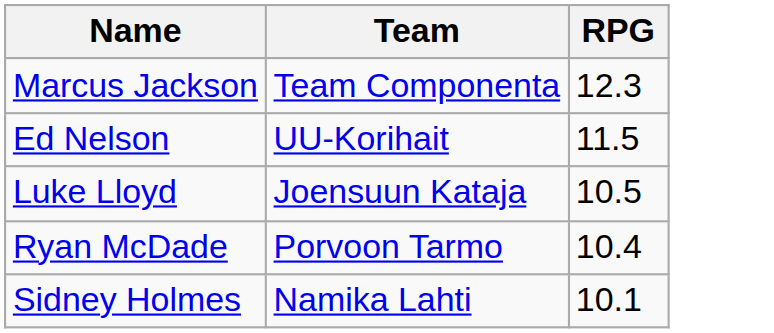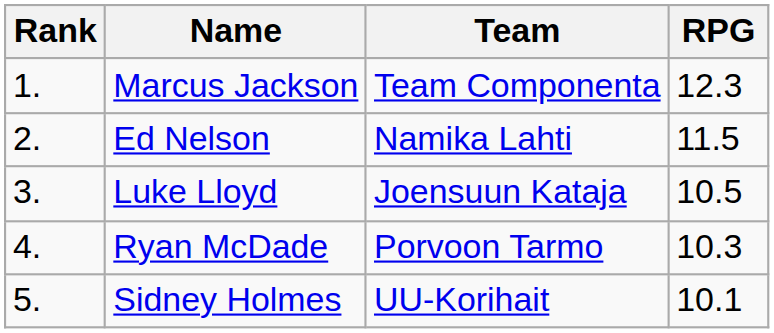+ column: (55, 31)
(361, 138) UU-Korihait -> (473, 138) Namika Lahti
(609, 246) 10.4 -> (709, 246) 10.3
(373, 300) Namika Lahti -> (462, 300) UU-Korihait
